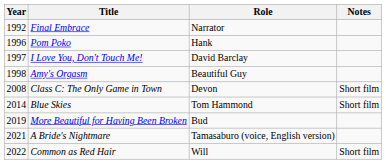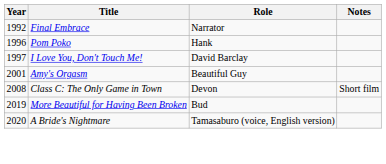(16, 74) 1998 -> (16, 74) 2001
- row: (51, 105)
(16, 136) 2021 -> (16, 120) 2020
- row: (73, 151)
